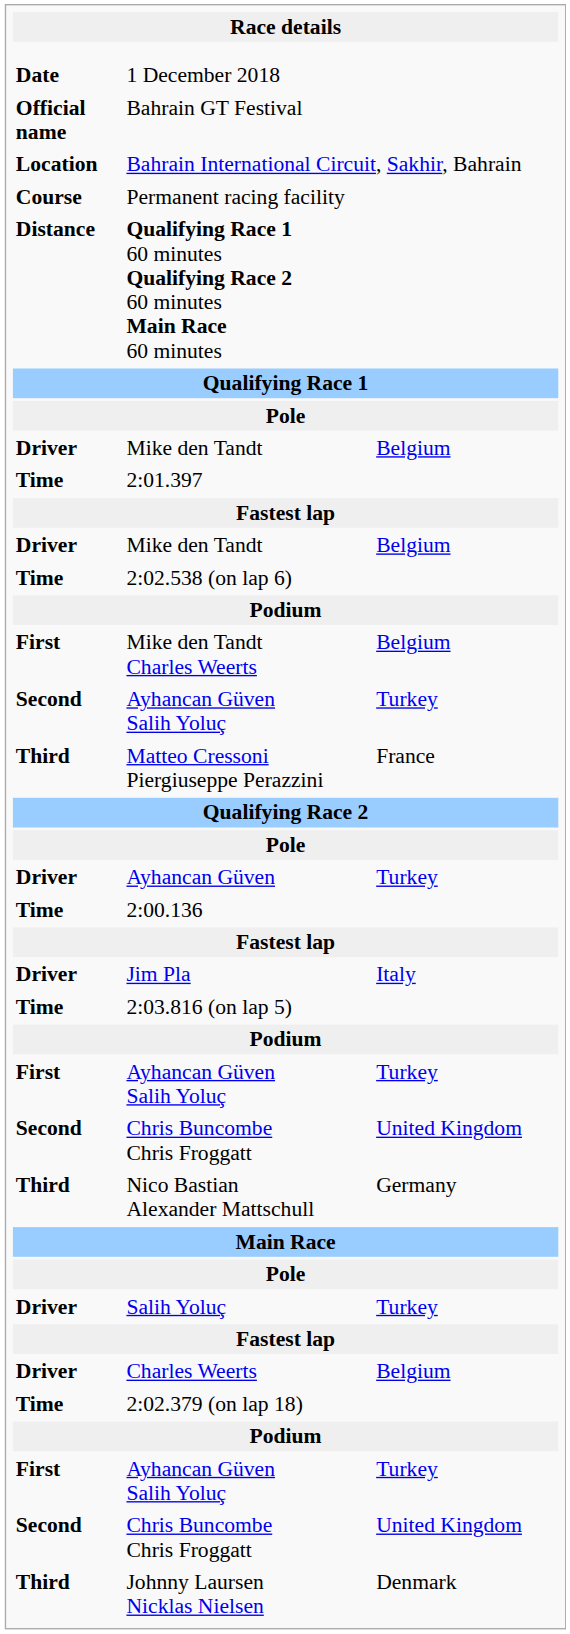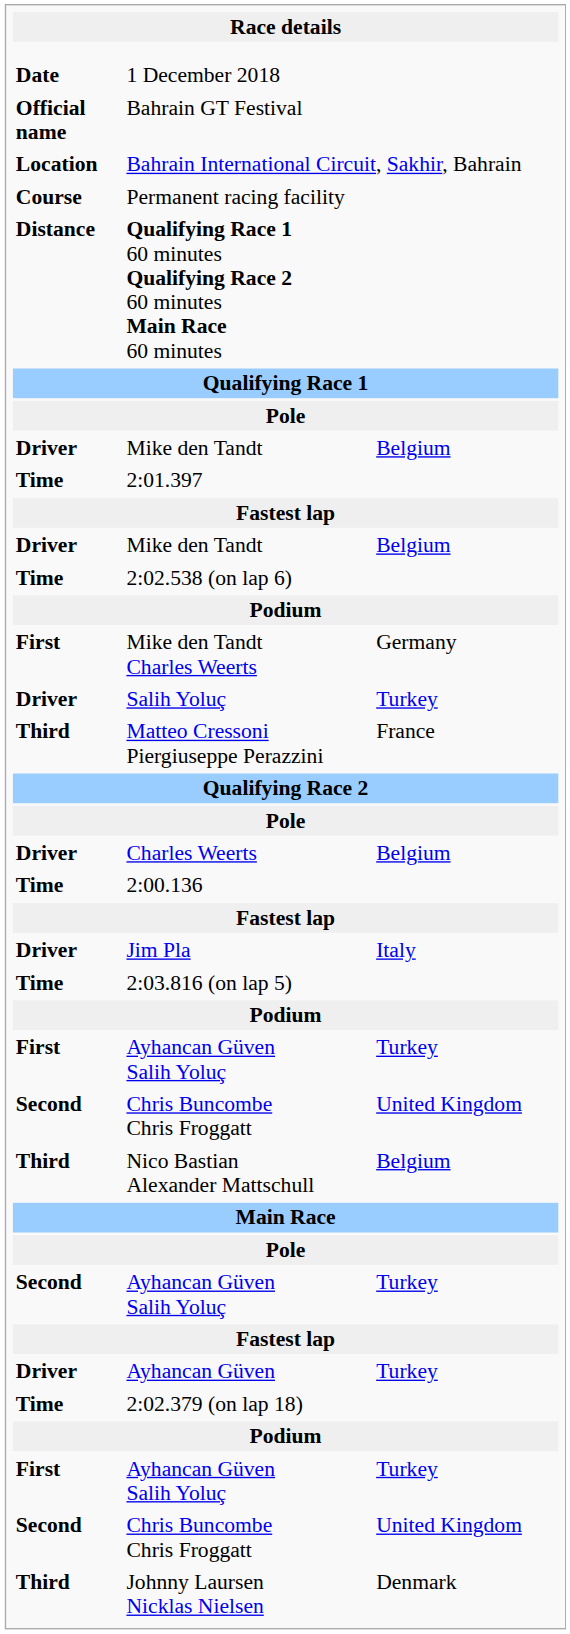(413, 642) Belgium -> (416, 642) Germany
rows swapped: (49, 699) <-> (46, 1306)
rows swapped: (46, 1371) <-> (46, 877)
(416, 1185) Germany -> (413, 1161) Belgium
